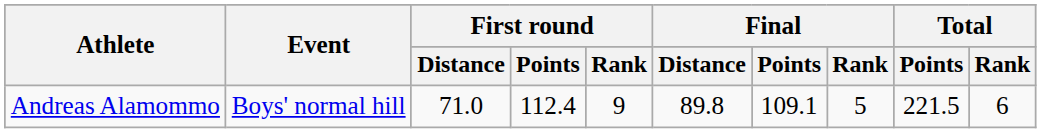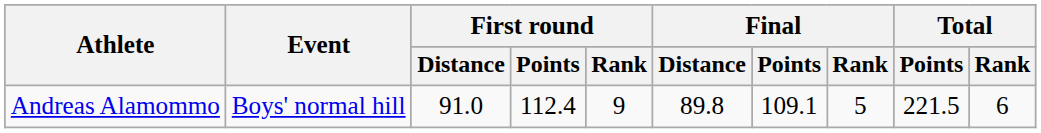(461, 106) 71.0 -> (461, 106) 91.0
